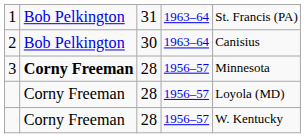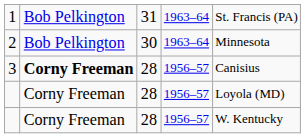(237, 42) Canisius -> (243, 42) Minnesota
(243, 68) Minnesota -> (237, 68) Canisius
